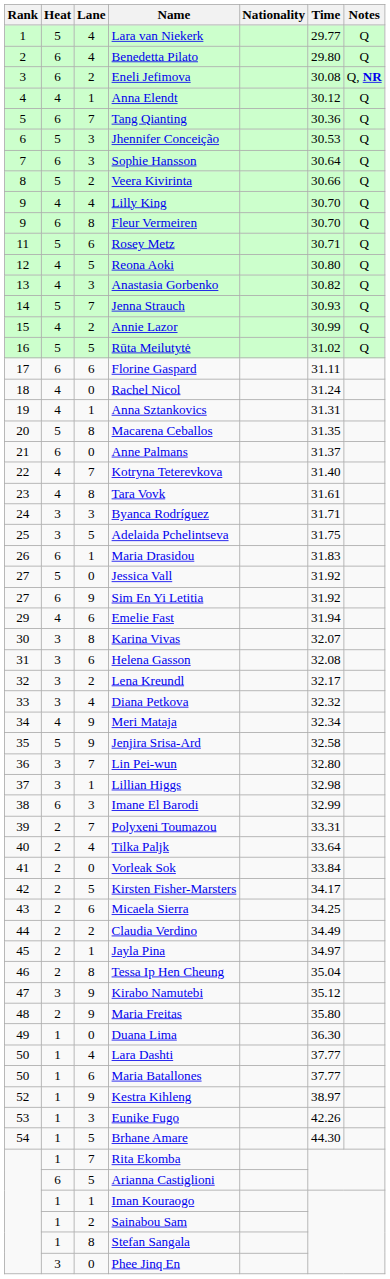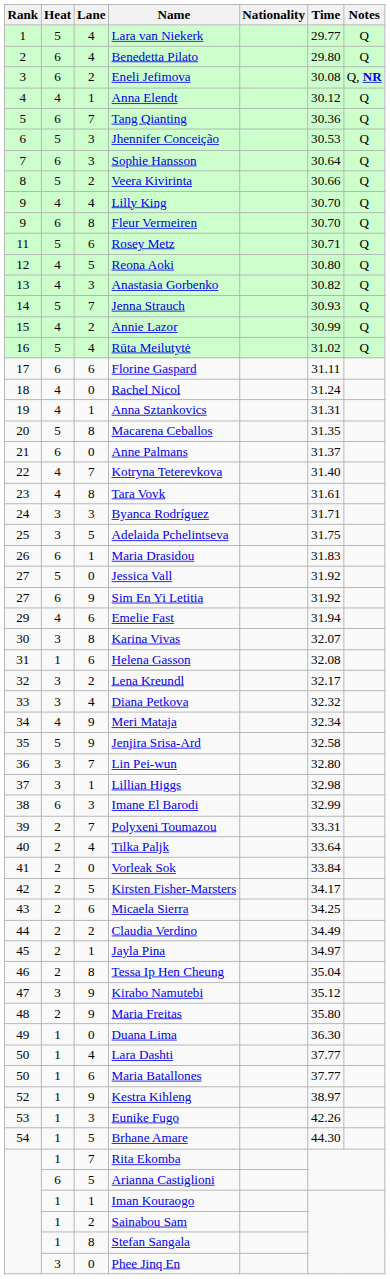(91, 347) 5 -> (91, 347) 4
(58, 659) 3 -> (58, 659) 1
